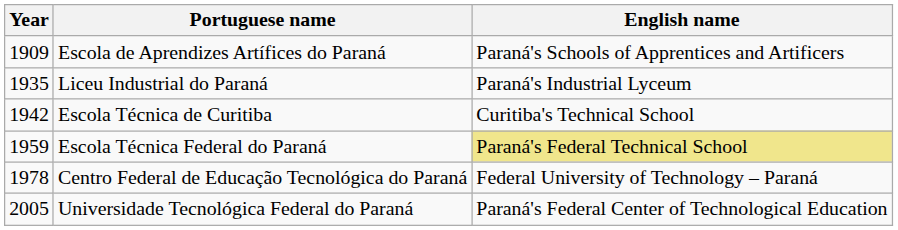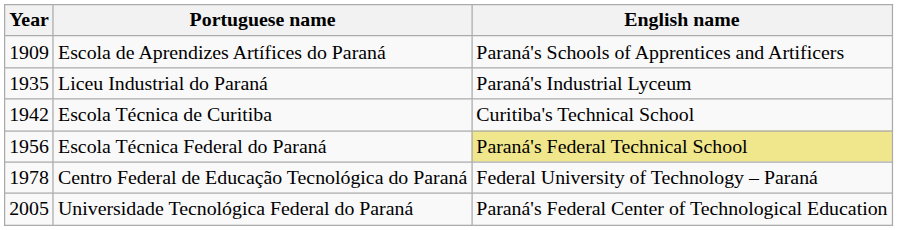(29, 146) 1959 -> (29, 146) 1956
